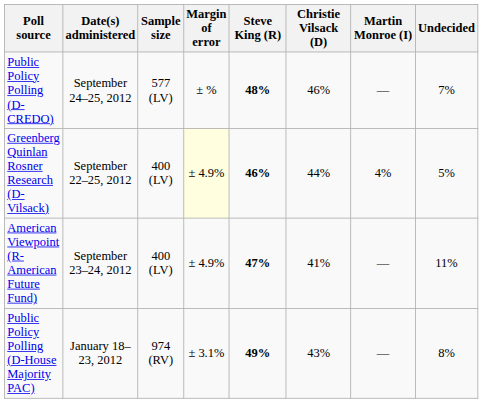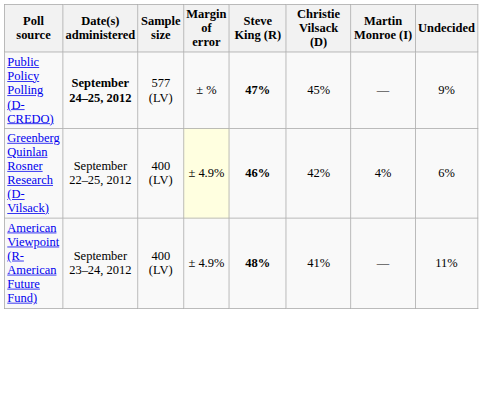(100, 90) normal -> (100, 90) bold
(258, 90) 48% -> (258, 90) 47%
(319, 90) 46% -> (319, 90) 45%
(447, 90) 7% -> (447, 90) 9%
(319, 173) 44% -> (319, 173) 42%
(447, 173) 5% -> (447, 173) 6%
(258, 263) 47% -> (258, 263) 48%
- row: (32, 353)
